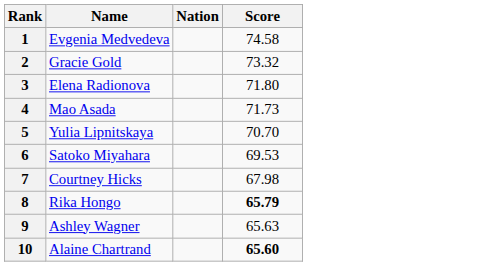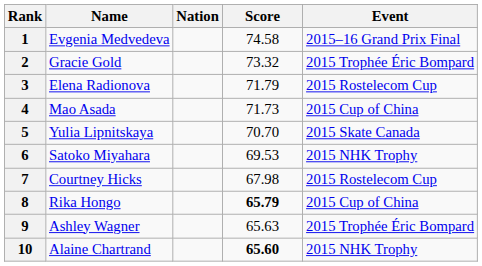+ column: (390, 16)
(262, 86) 71.80 -> (262, 86) 71.79
